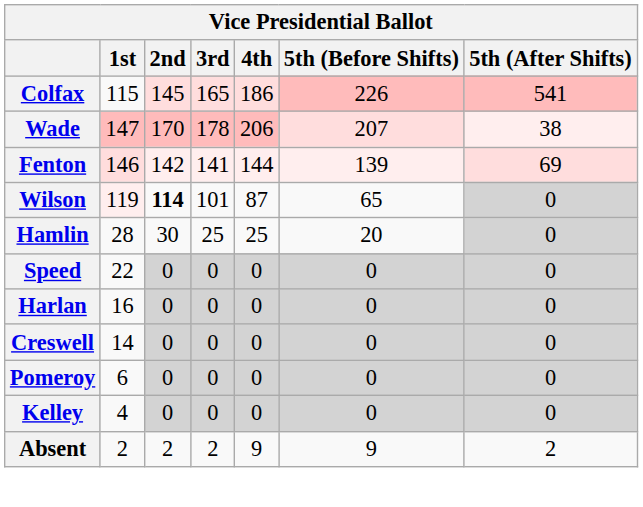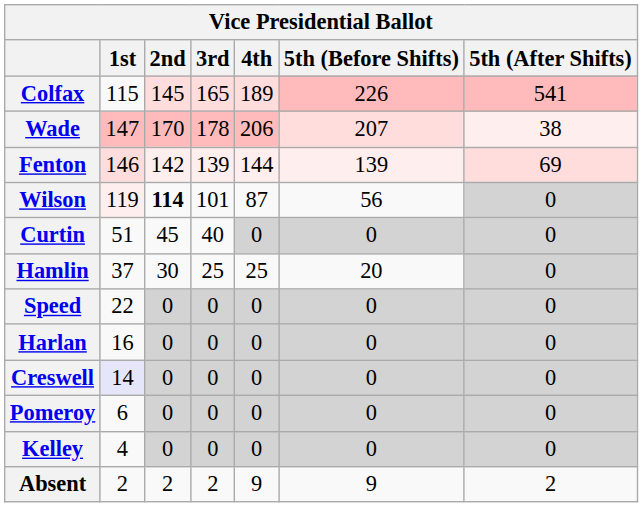(257, 93) 186 -> (257, 93) 189
(213, 164) 141 -> (213, 164) 139
(371, 199) 65 -> (371, 199) 56
+ row: (53, 235)
(122, 235) 28 -> (122, 270) 37
(122, 341) no background -> (122, 377) lavender background
